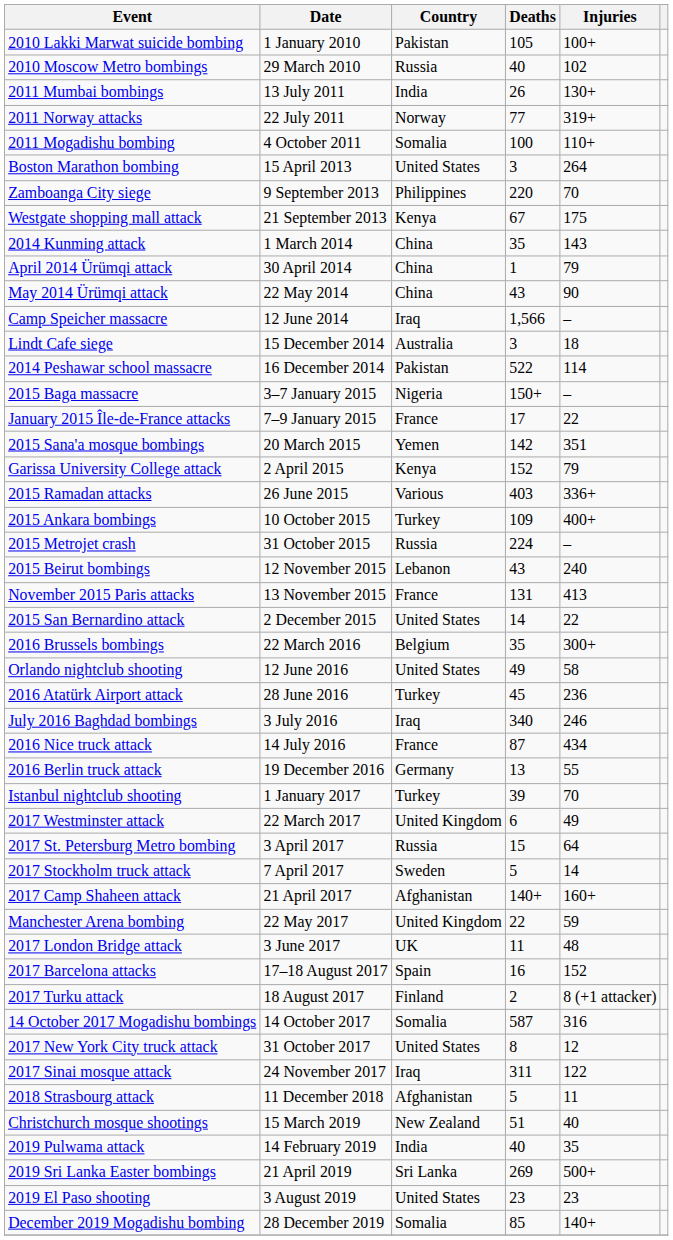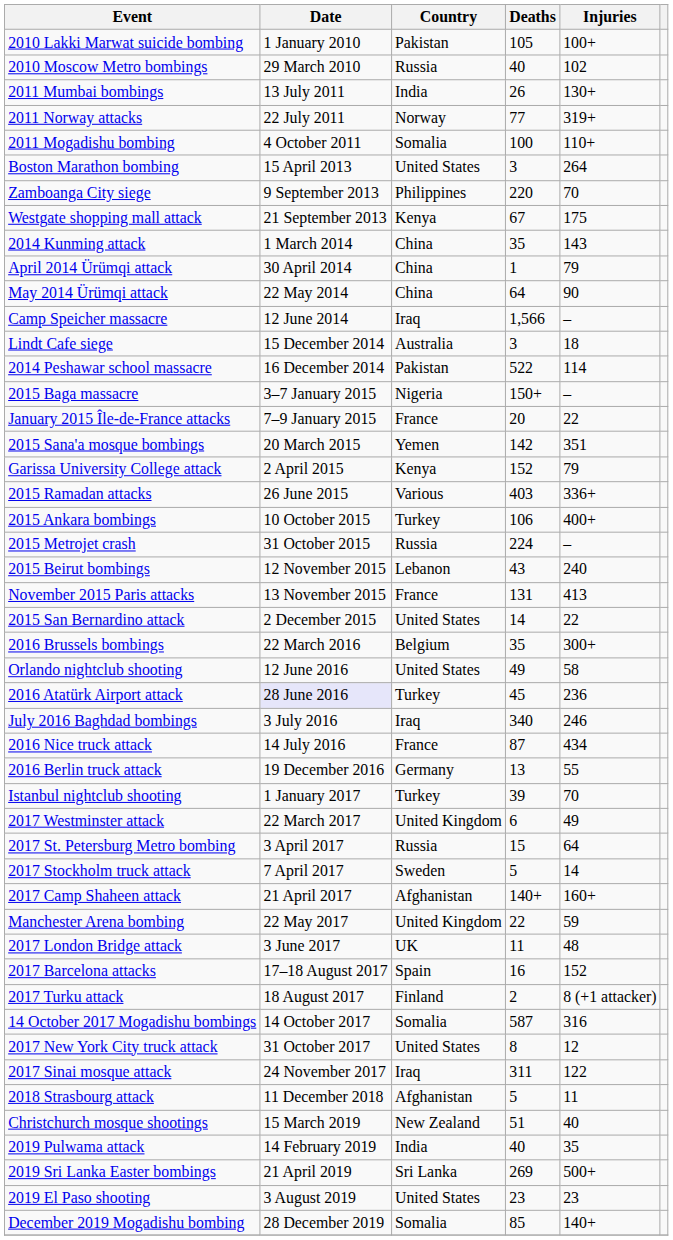(517, 293) 43 -> (517, 293) 64
(517, 419) 17 -> (517, 419) 20
(521, 519) 109 -> (521, 519) 106
(306, 695) no background -> (306, 695) lavender background
